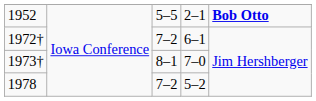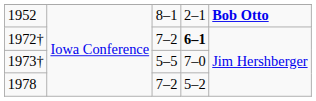(167, 15) 5–5 -> (167, 15) 8–1
(195, 38) normal -> (195, 38) bold
(167, 61) 8–1 -> (167, 61) 5–5
